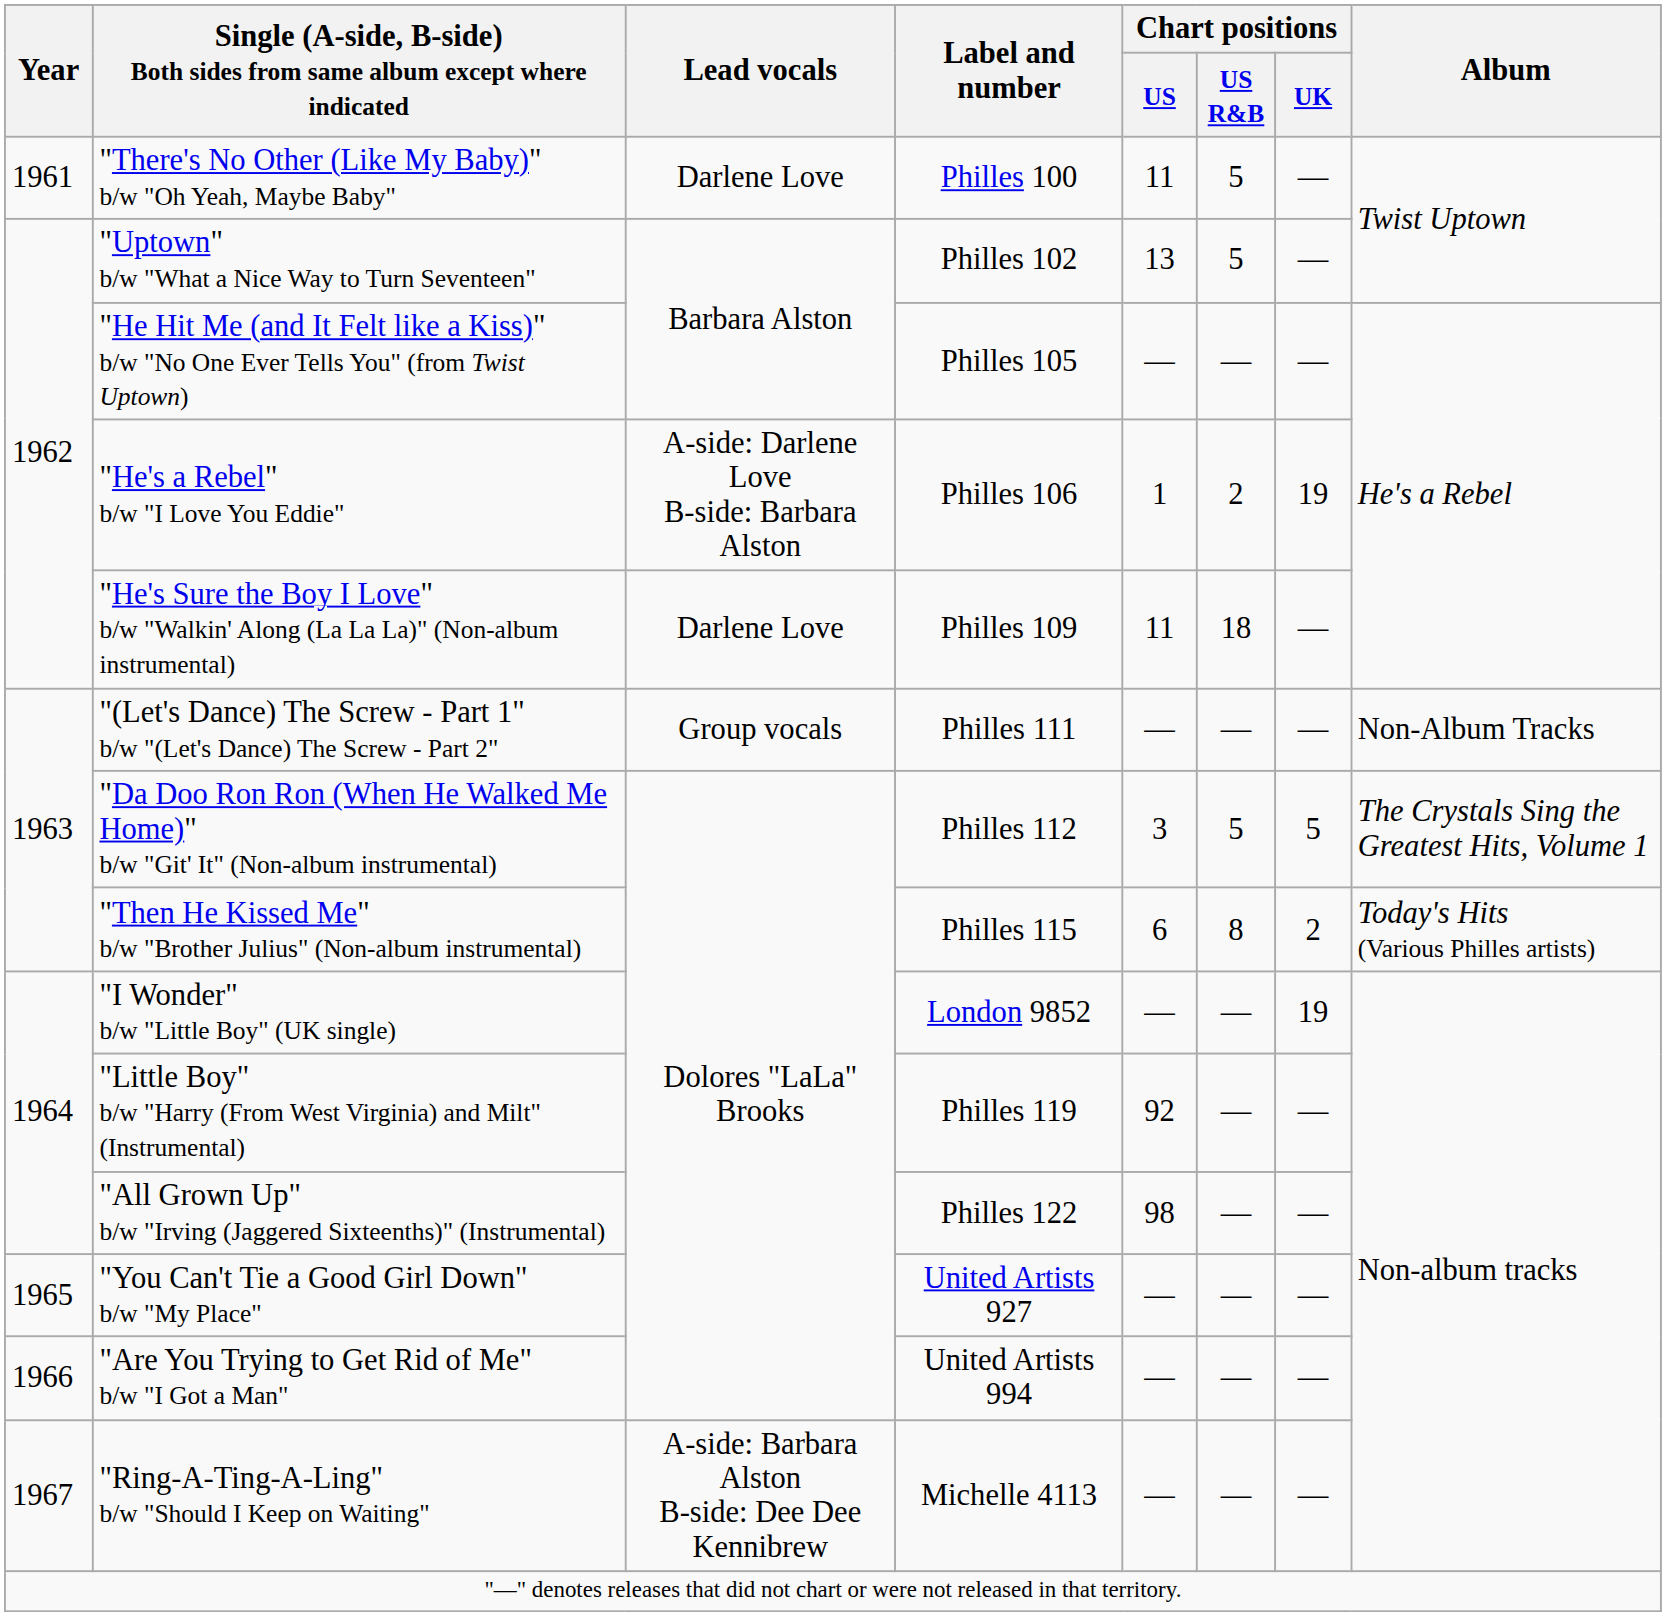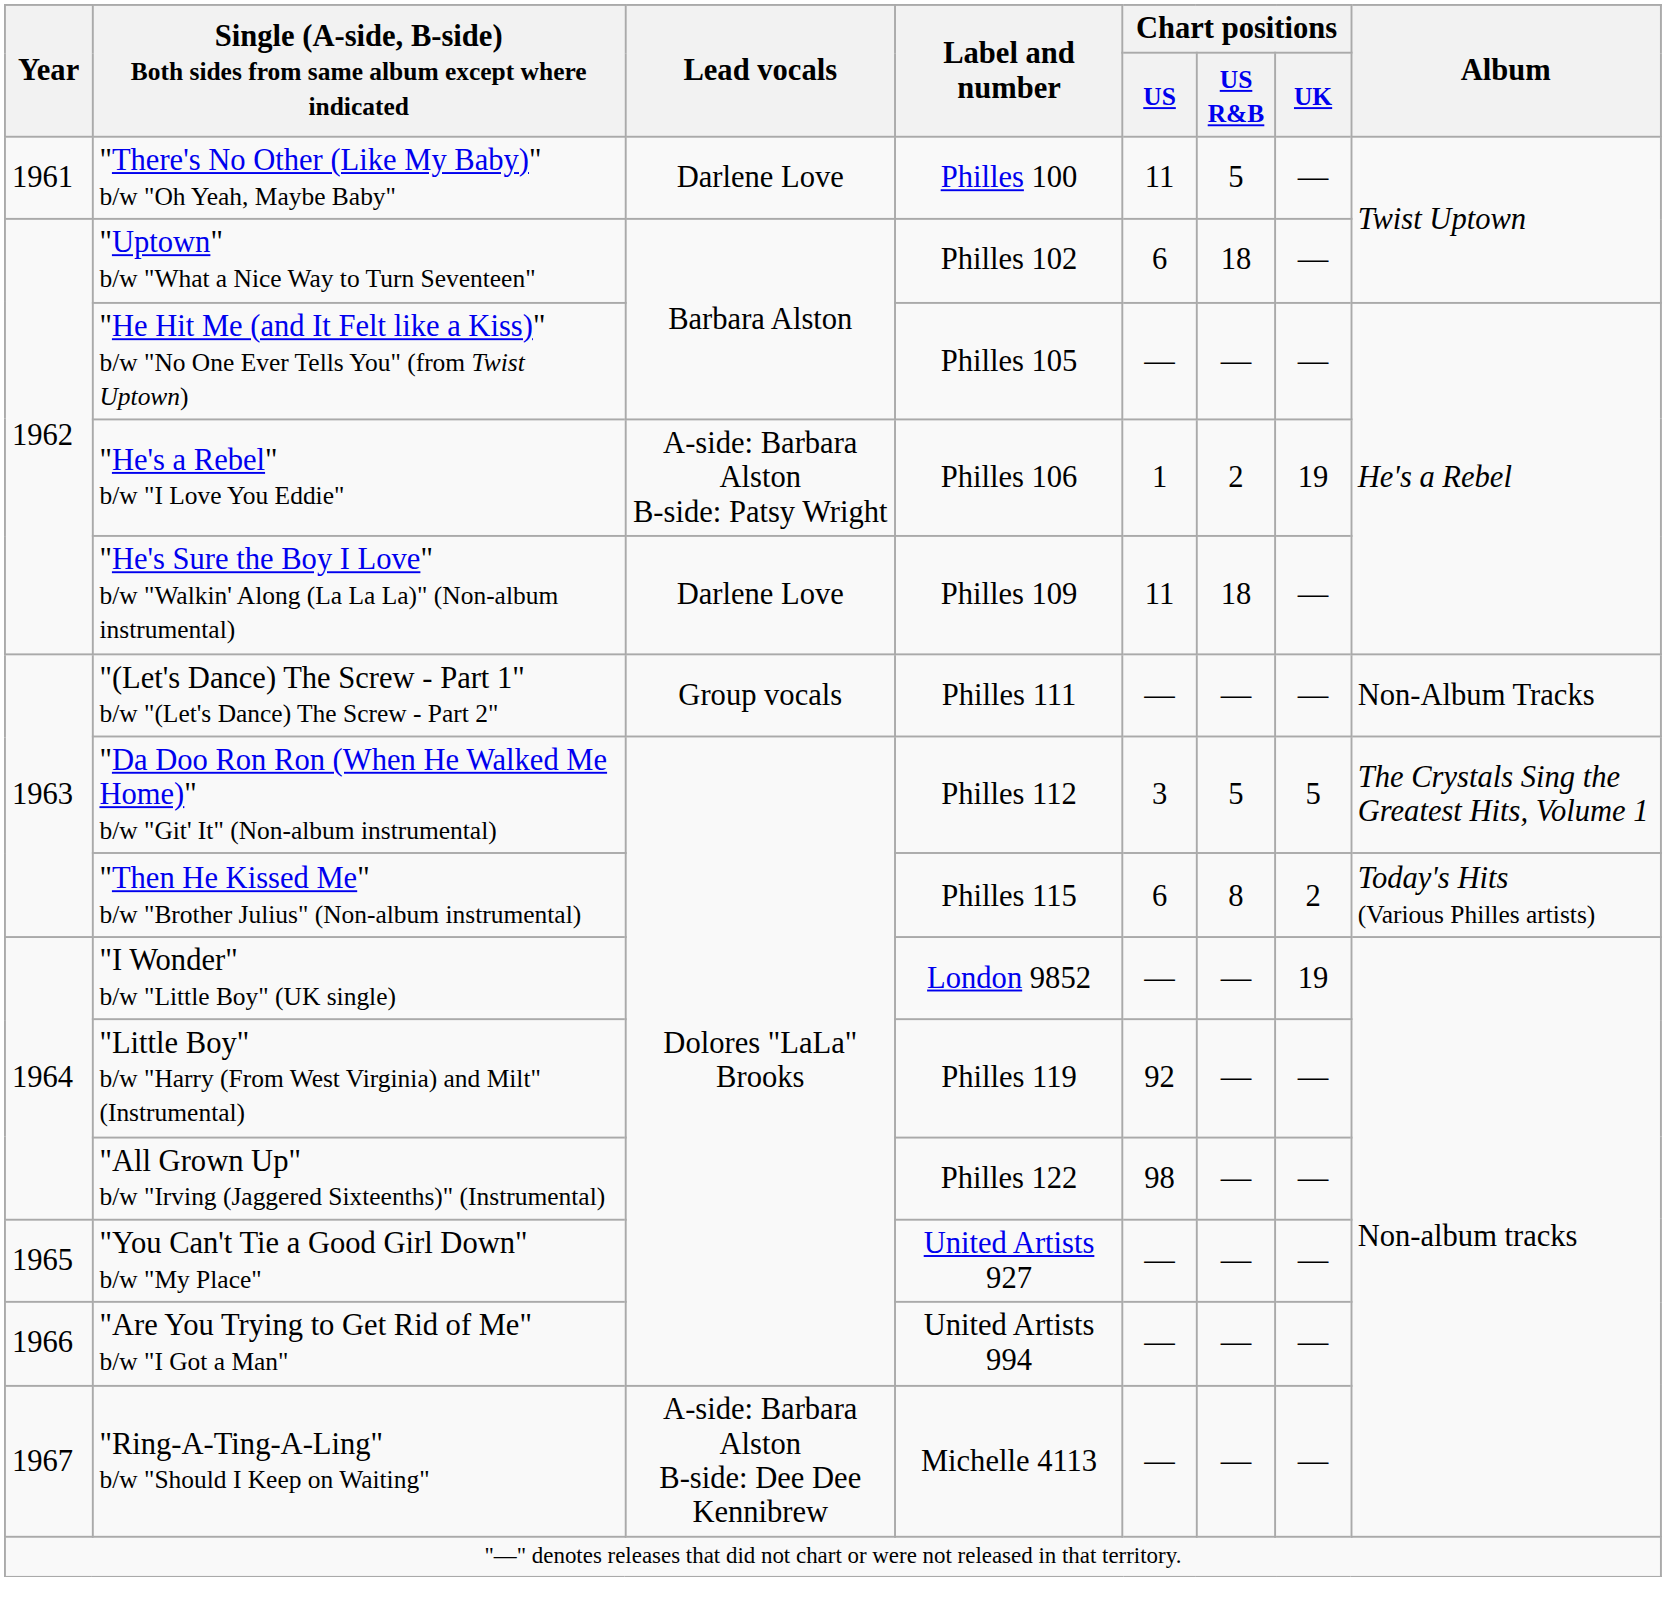(1160, 260) 13 -> (1160, 260) 6
(1236, 260) 5 -> (1236, 260) 18
(760, 494) A-side: Darlene Love B-side: Barbara Alston -> (760, 477) A-side: Barbara Alston B-side: Patsy Wright
